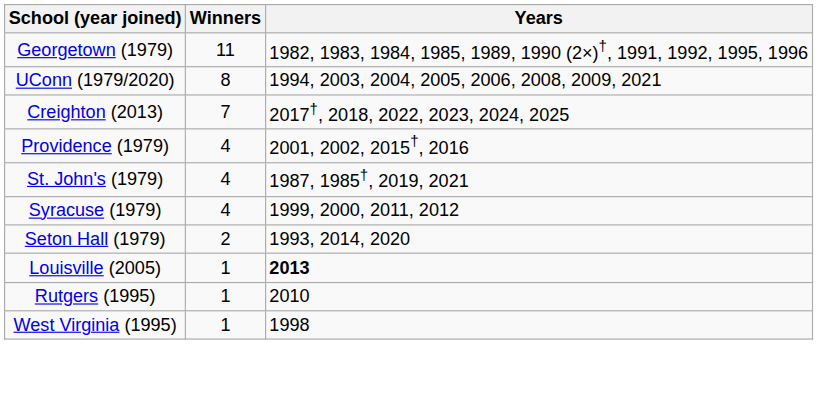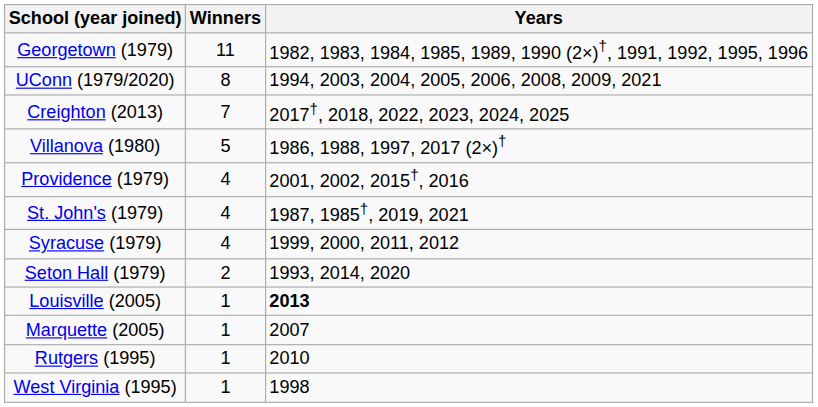+ row: (95, 145)
+ row: (95, 330)
